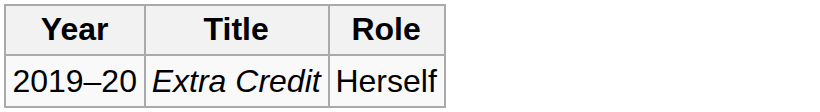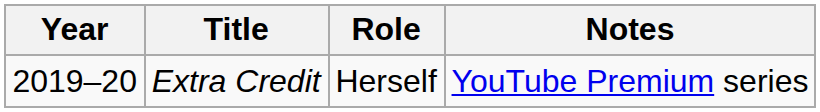+ column: (630, 29)
